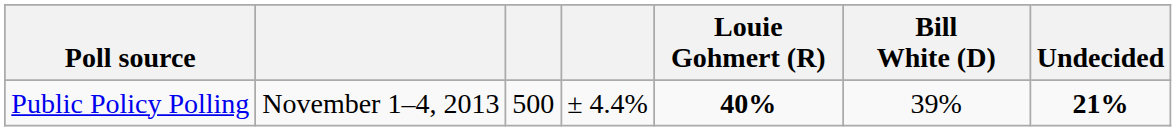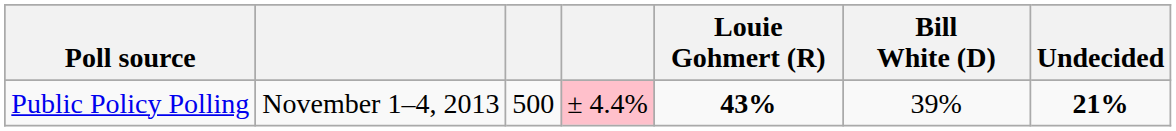(608, 102) no background -> (608, 102) pink background
(748, 102) 40% -> (748, 102) 43%
